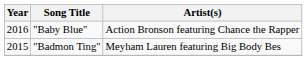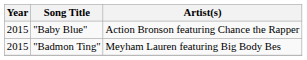(18, 30) 2016 -> (18, 30) 2015
